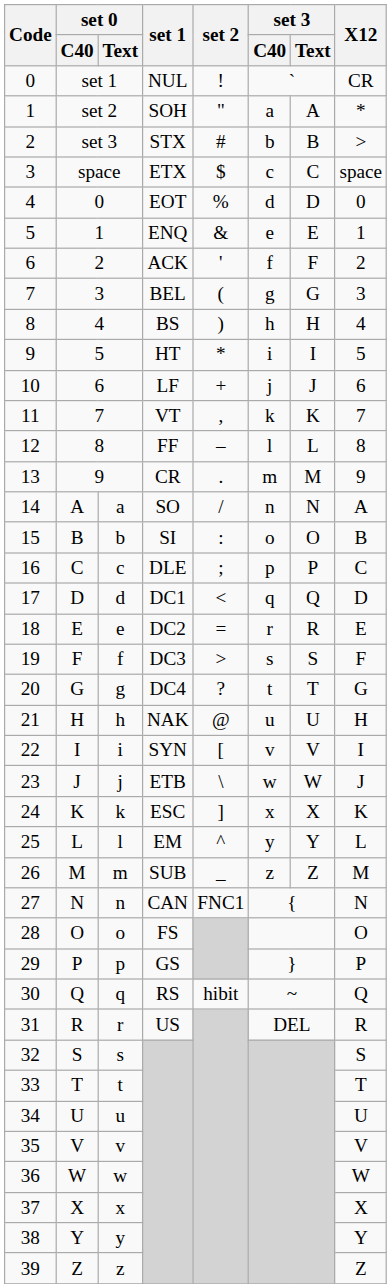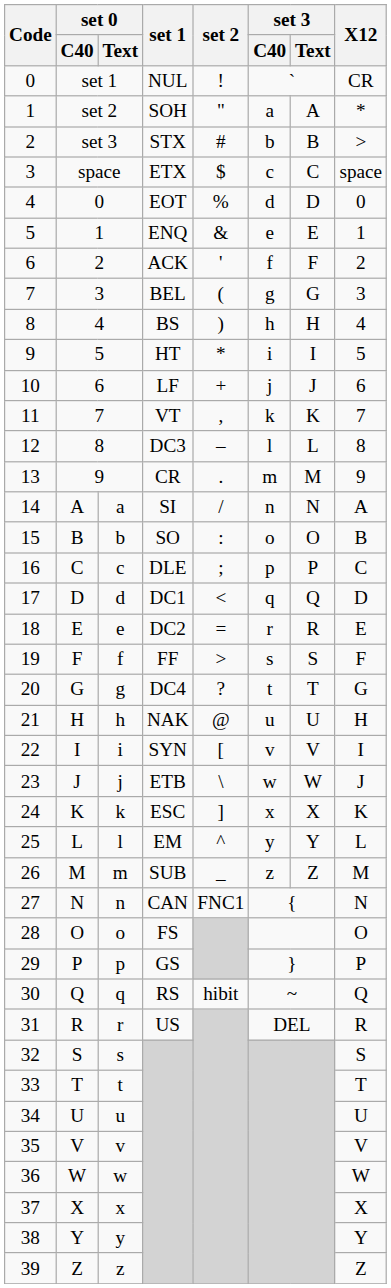(168, 446) FF -> (168, 446) DC3
(168, 506) SO -> (168, 506) SI
(168, 537) SI -> (168, 537) SO
(168, 659) DC3 -> (168, 659) FF
